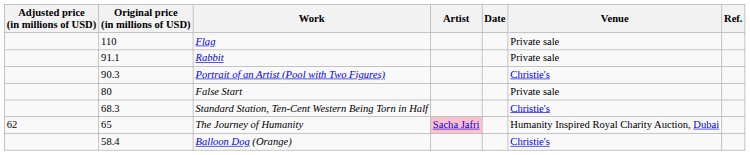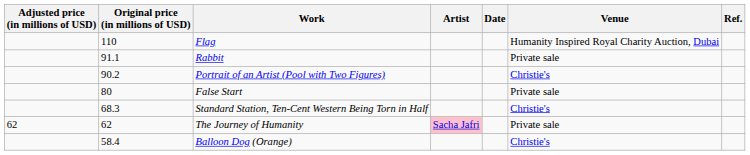(535, 41) Private sale -> (615, 41) Humanity Inspired Royal Charity Auction, Dubai
(110, 74) 90.3 -> (110, 74) 90.2
(106, 125) 65 -> (106, 125) 62
(615, 125) Humanity Inspired Royal Charity Auction, Dubai -> (535, 125) Private sale
